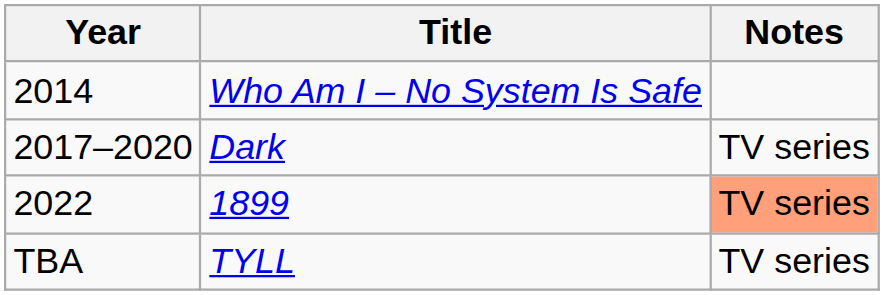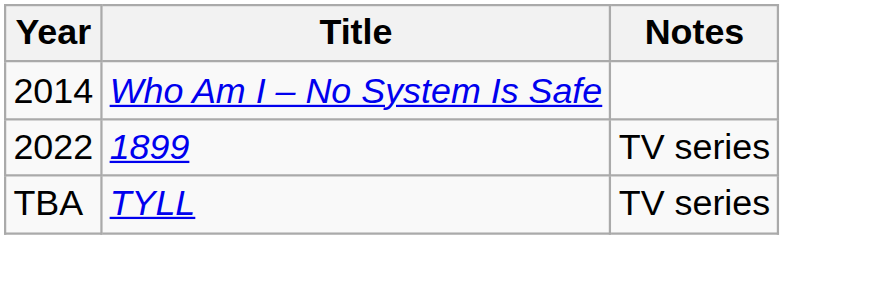- row: (247, 146)
(794, 203) lightsalmon background -> (694, 146) no background
